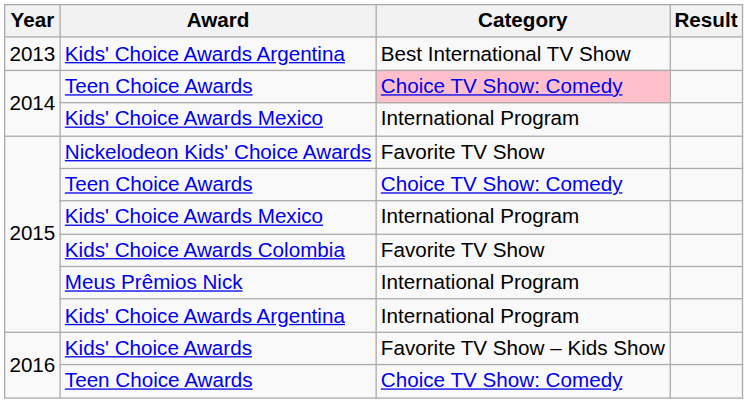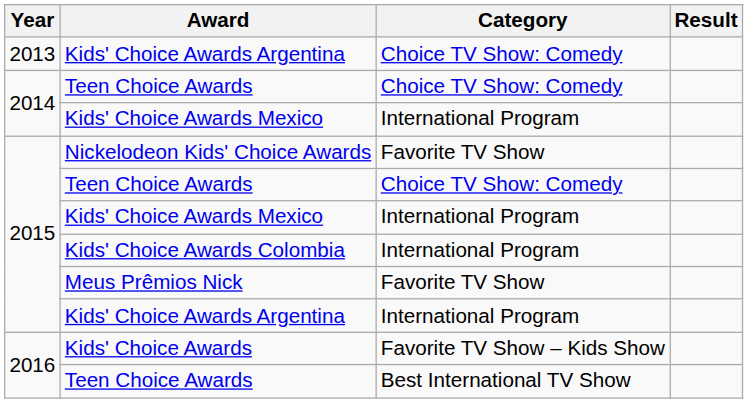(506, 53) Best International TV Show -> (502, 53) Choice TV Show: Comedy
(502, 86) pink background -> (502, 86) no background
(463, 250) Favorite TV Show -> (480, 250) International Program
(480, 282) International Program -> (463, 282) Favorite TV Show
(502, 380) Choice TV Show: Comedy -> (506, 380) Best International TV Show
